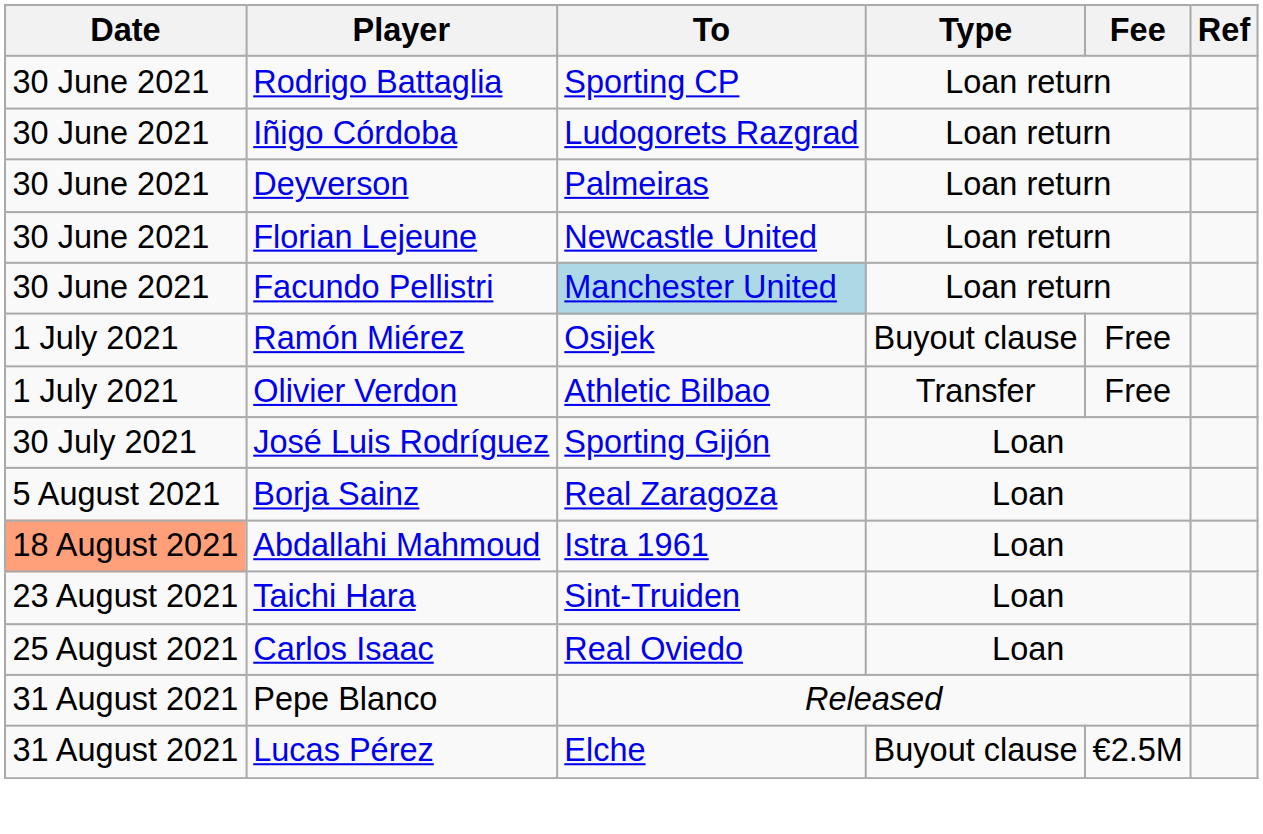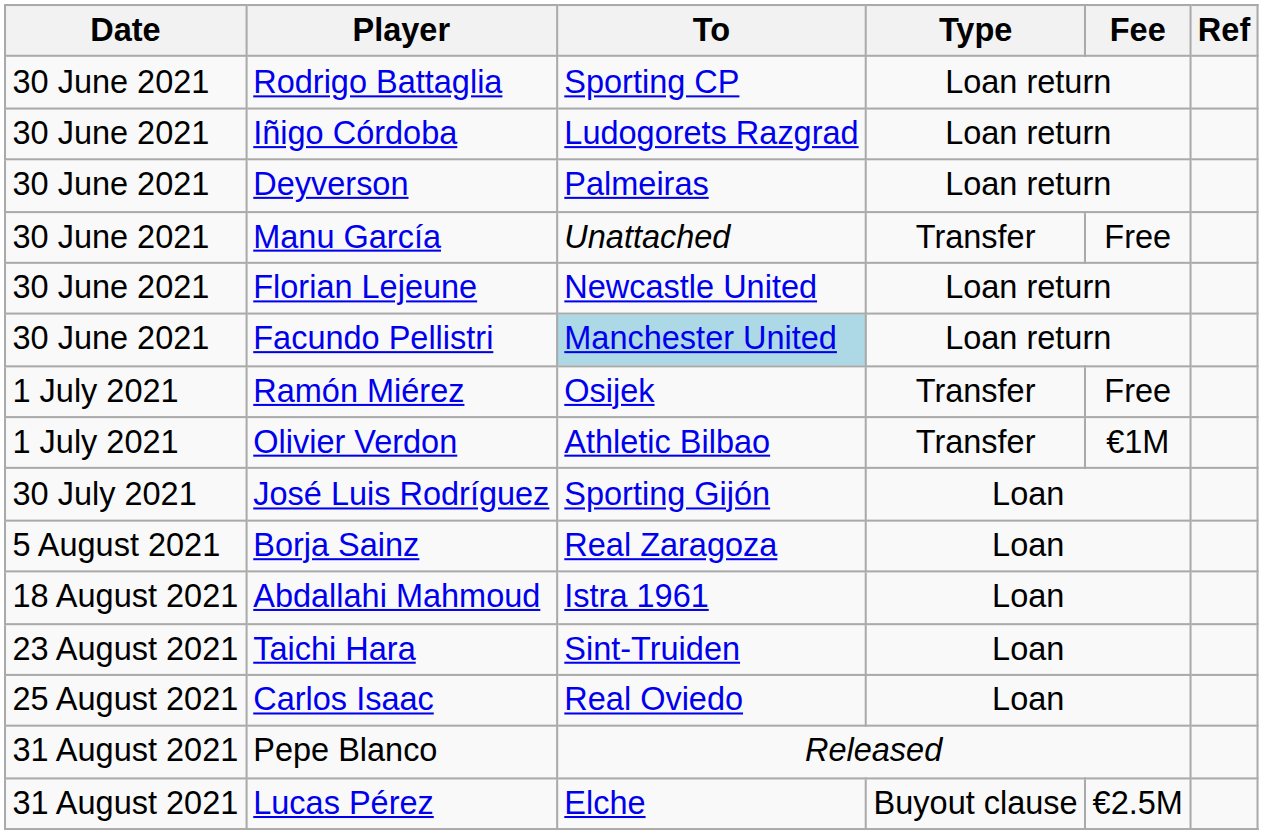+ row: (347, 236)
(976, 339) Buyout clause -> (976, 390) Transfer
(1138, 390) Free -> (1138, 442) €1M
(125, 545) lightsalmon background -> (125, 596) no background
